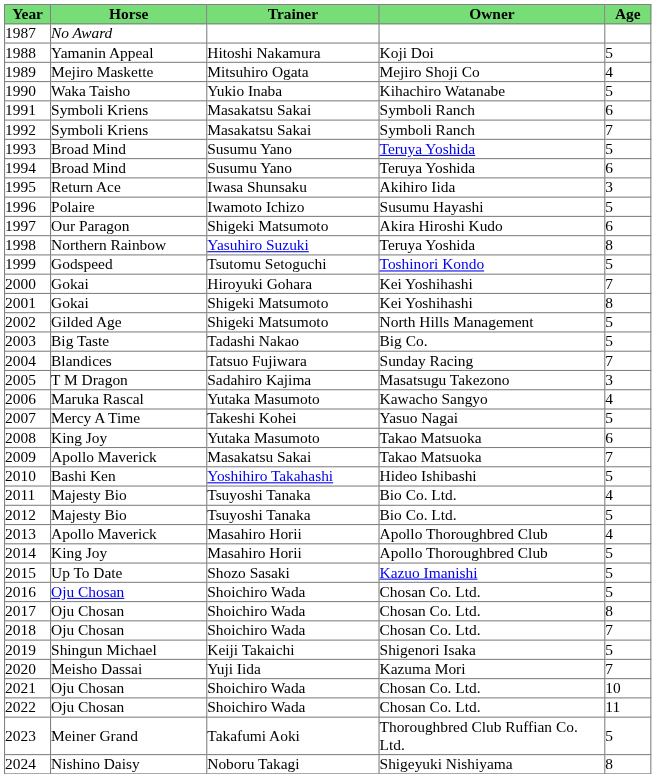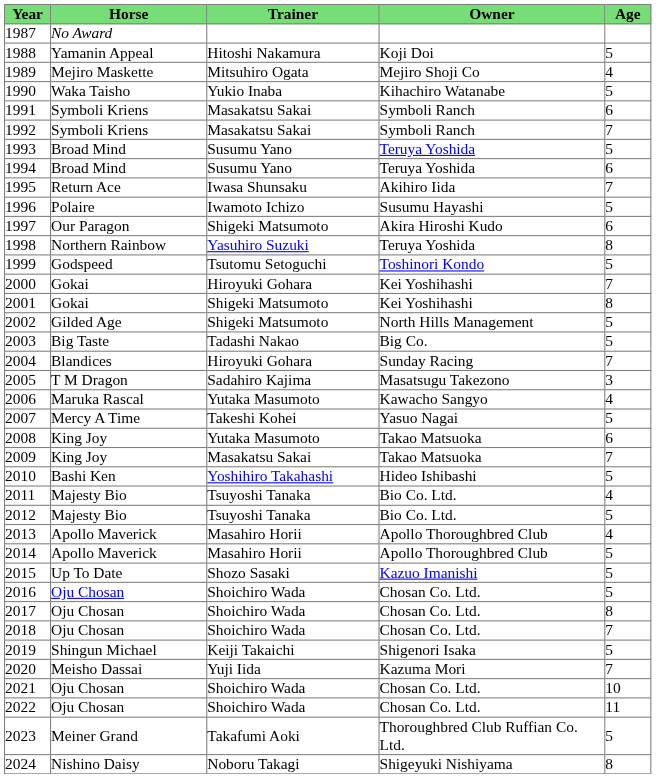(609, 187) 3 -> (609, 187) 7
(257, 360) Tatsuo Fujiwara -> (260, 360) Hiroyuki Gohara
(104, 457) Apollo Maverick -> (79, 457) King Joy
(79, 553) King Joy -> (104, 553) Apollo Maverick
